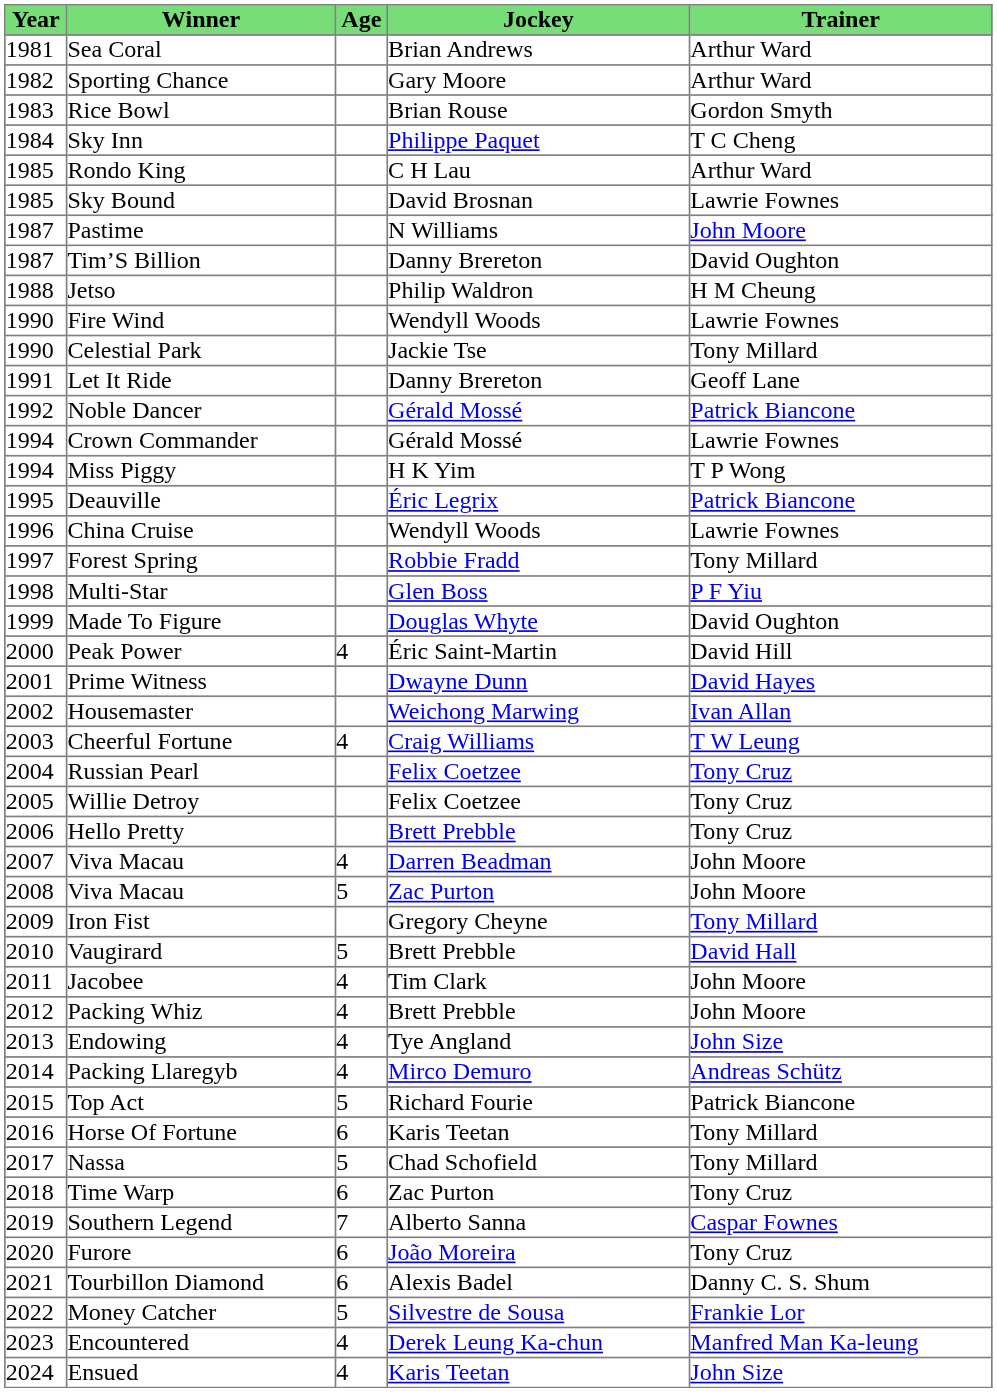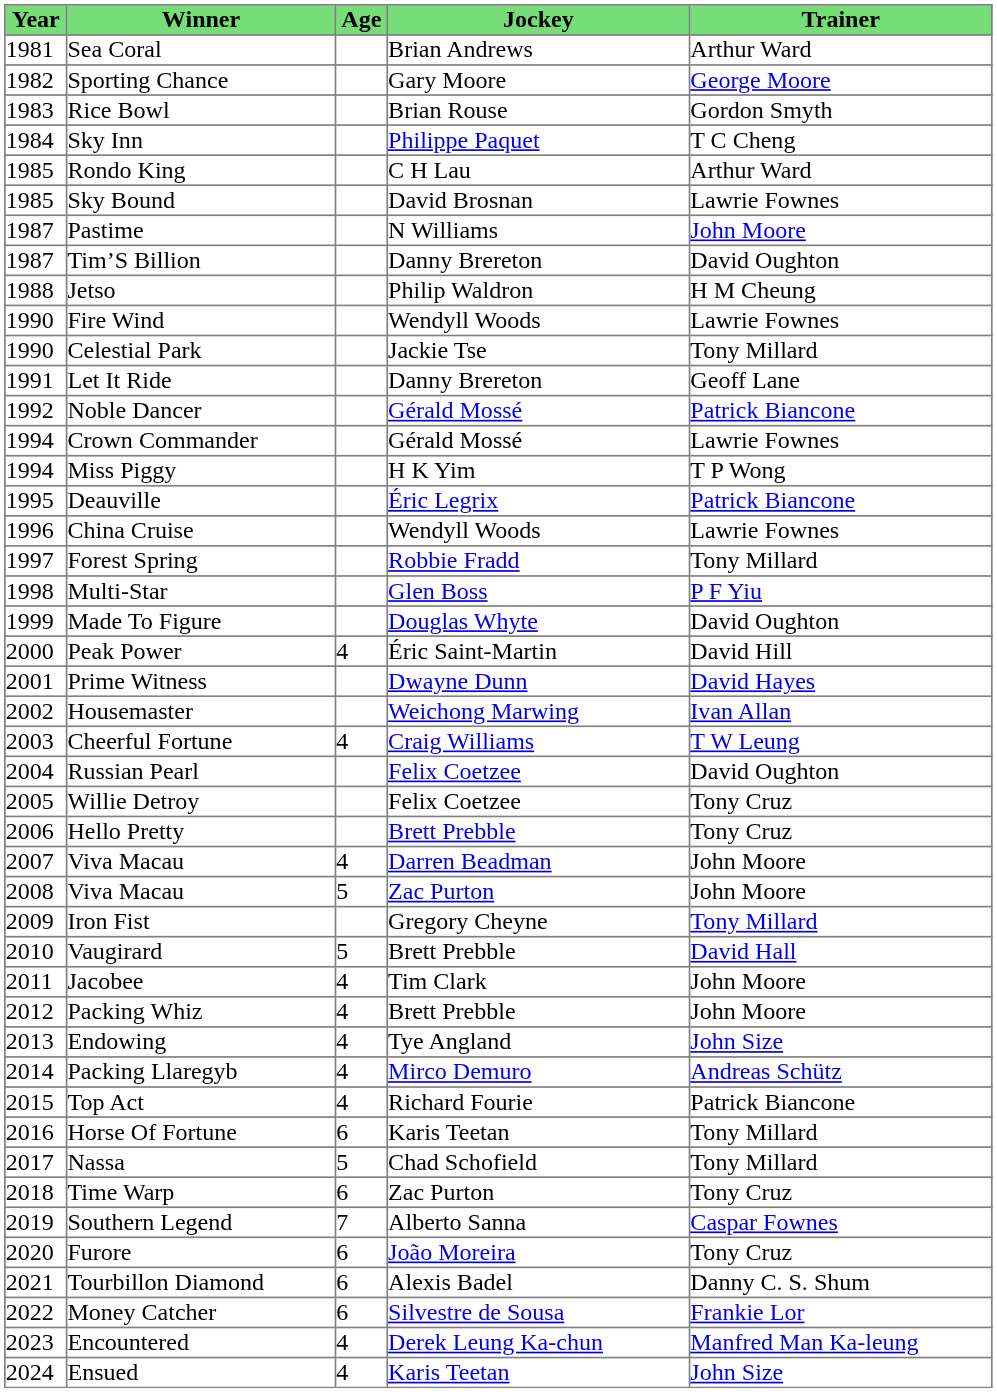(751, 79) Arthur Ward -> (761, 79) George Moore
(741, 771) Tony Cruz -> (765, 771) David Oughton
(342, 1101) 5 -> (342, 1101) 4
(342, 1312) 5 -> (342, 1312) 6
